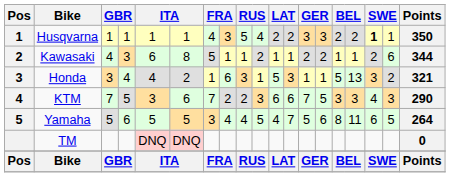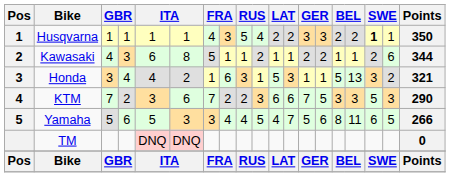(127, 98) 5 -> (127, 98) 2
(374, 98) 4 -> (374, 98) 5
(187, 119) 5 -> (187, 119) 3
(422, 119) 264 -> (422, 119) 266
